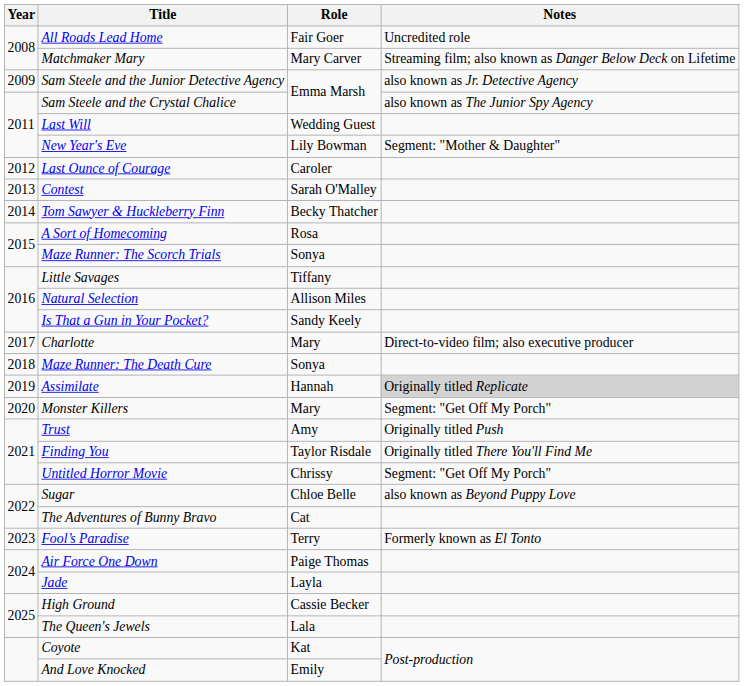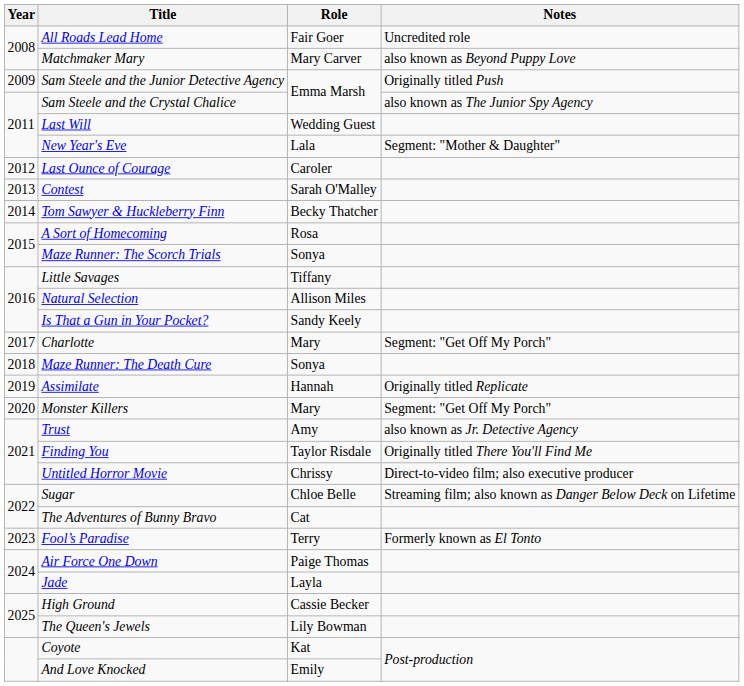(560, 59) Streaming film; also known as Danger Below Deck on Lifetime -> (480, 59) also known as Beyond Puppy Love
(481, 80) also known as Jr. Detective Agency -> (444, 80) Originally titled Push
(329, 146) Lily Bowman -> (303, 146) Lala
(509, 342) Direct-to-video film; also executive producer -> (468, 342) Segment: "Get Off My Porch"
(456, 386) lightgrey background -> (456, 386) no background
(444, 430) Originally titled Push -> (481, 430) also known as Jr. Detective Agency
(468, 473) Segment: "Get Off My Porch" -> (509, 473) Direct-to-video film; also executive producer
(480, 495) also known as Beyond Puppy Love -> (560, 495) Streaming film; also known as Danger Below Deck on Lifetime
(303, 626) Lala -> (329, 626) Lily Bowman
